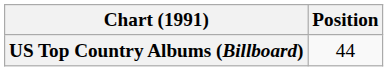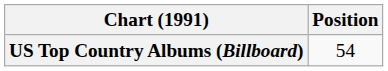(345, 50) 44 -> (345, 50) 54
